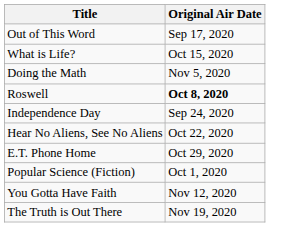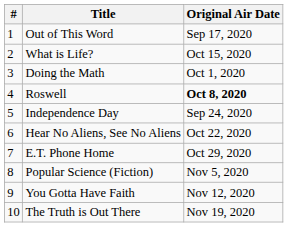+ column: (14, 14)
(199, 73) Nov 5, 2020 -> (216, 73) Oct 1, 2020
(198, 172) Oct 1, 2020 -> (218, 172) Nov 5, 2020
